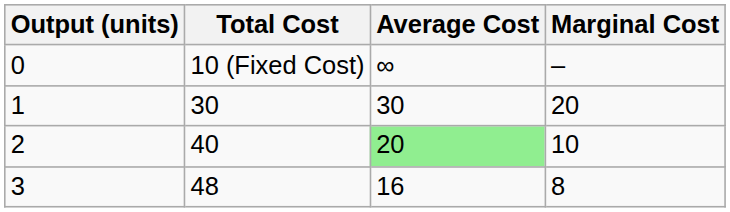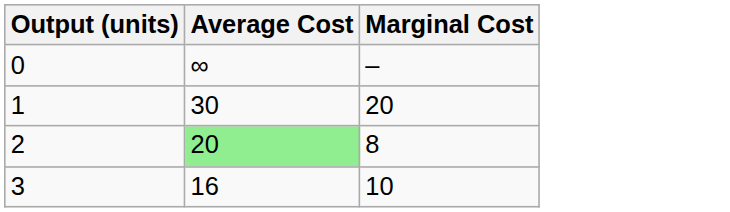- column: (277, 24)
(565, 145) 10 -> (372, 145) 8
(558, 186) 8 -> (379, 186) 10
